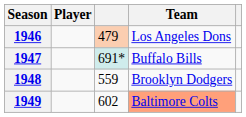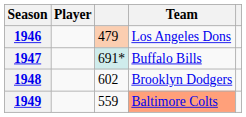(108, 79) 559 -> (108, 79) 602
(108, 101) 602 -> (108, 101) 559
